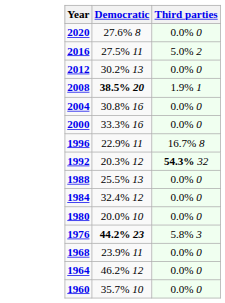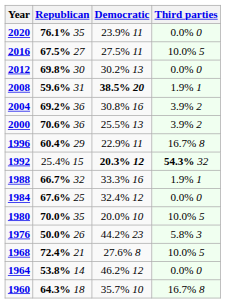+ column: (62, 14)
(122, 33) 27.6% 8 -> (122, 33) 23.9% 11
(186, 51) 5.0% 2 -> (186, 51) 10.0% 5
(186, 106) 0.0% 0 -> (186, 106) 3.9% 2
(122, 124) 33.3% 16 -> (122, 124) 25.5% 13
(186, 124) 0.0% 0 -> (186, 124) 3.9% 2
(122, 161) normal -> (122, 161) bold
(122, 179) 25.5% 13 -> (122, 179) 33.3% 16
(186, 179) 0.0% 0 -> (186, 179) 1.9% 1
(186, 215) 0.0% 0 -> (186, 215) 10.0% 5
(122, 234) bold -> (122, 234) normal
(122, 252) 23.9% 11 -> (122, 252) 27.6% 8
(186, 252) 0.0% 0 -> (186, 252) 10.0% 5
(186, 289) 0.0% 0 -> (186, 289) 16.7% 8
